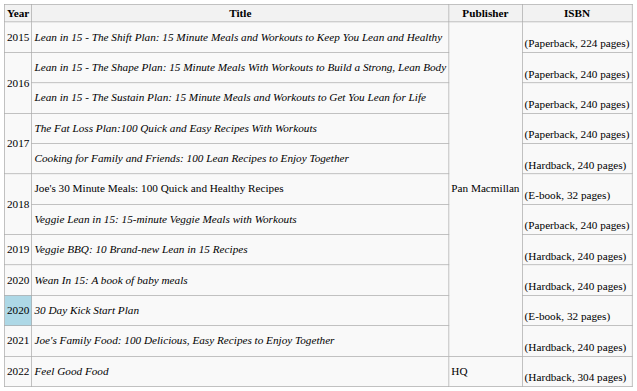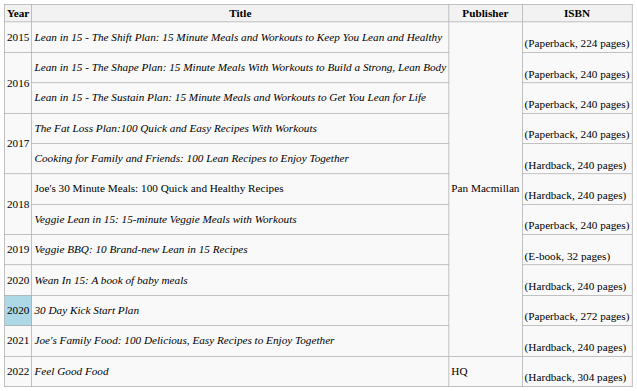(567, 195) (E-book, 32 pages) -> (575, 195) (Hardback, 240 pages)
(575, 256) (Hardback, 240 pages) -> (567, 256) (E-book, 32 pages)
(567, 317) (E-book, 32 pages) -> (577, 317) (Paperback, 272 pages)
